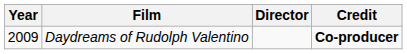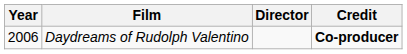(23, 37) 2009 -> (23, 37) 2006
